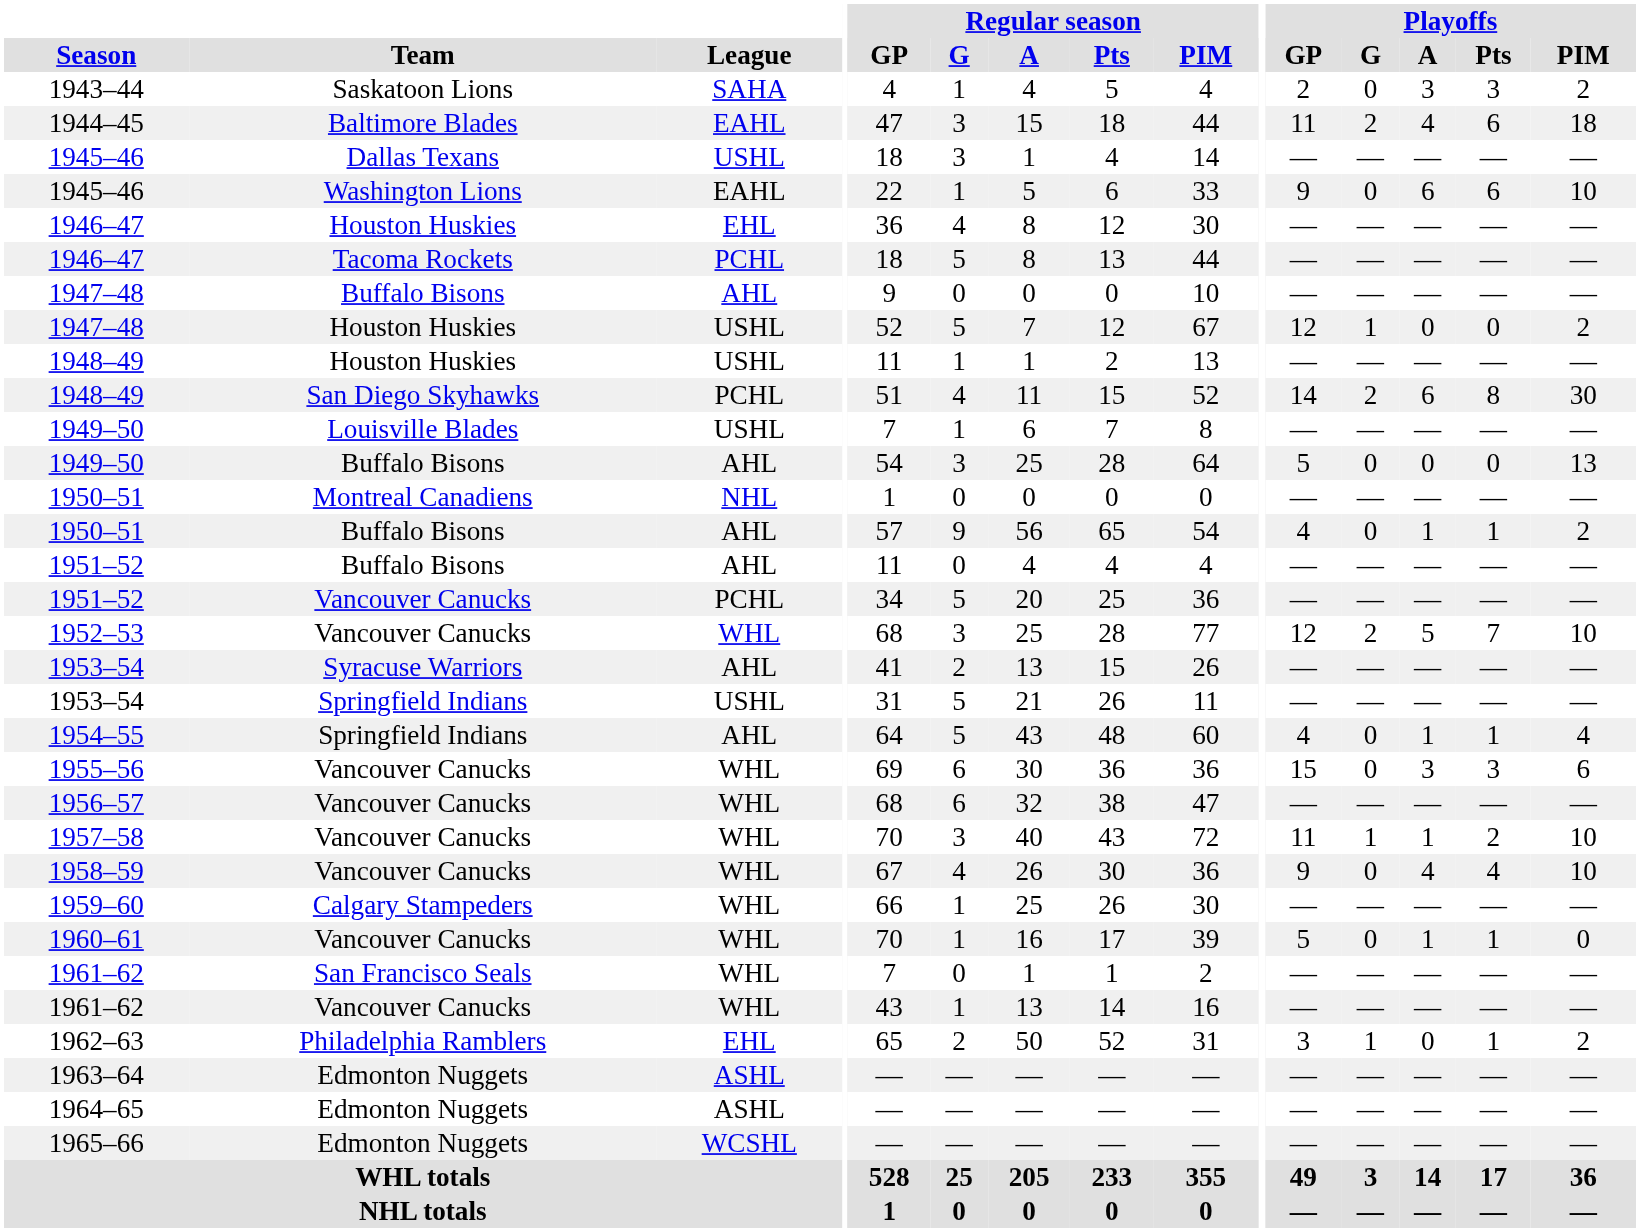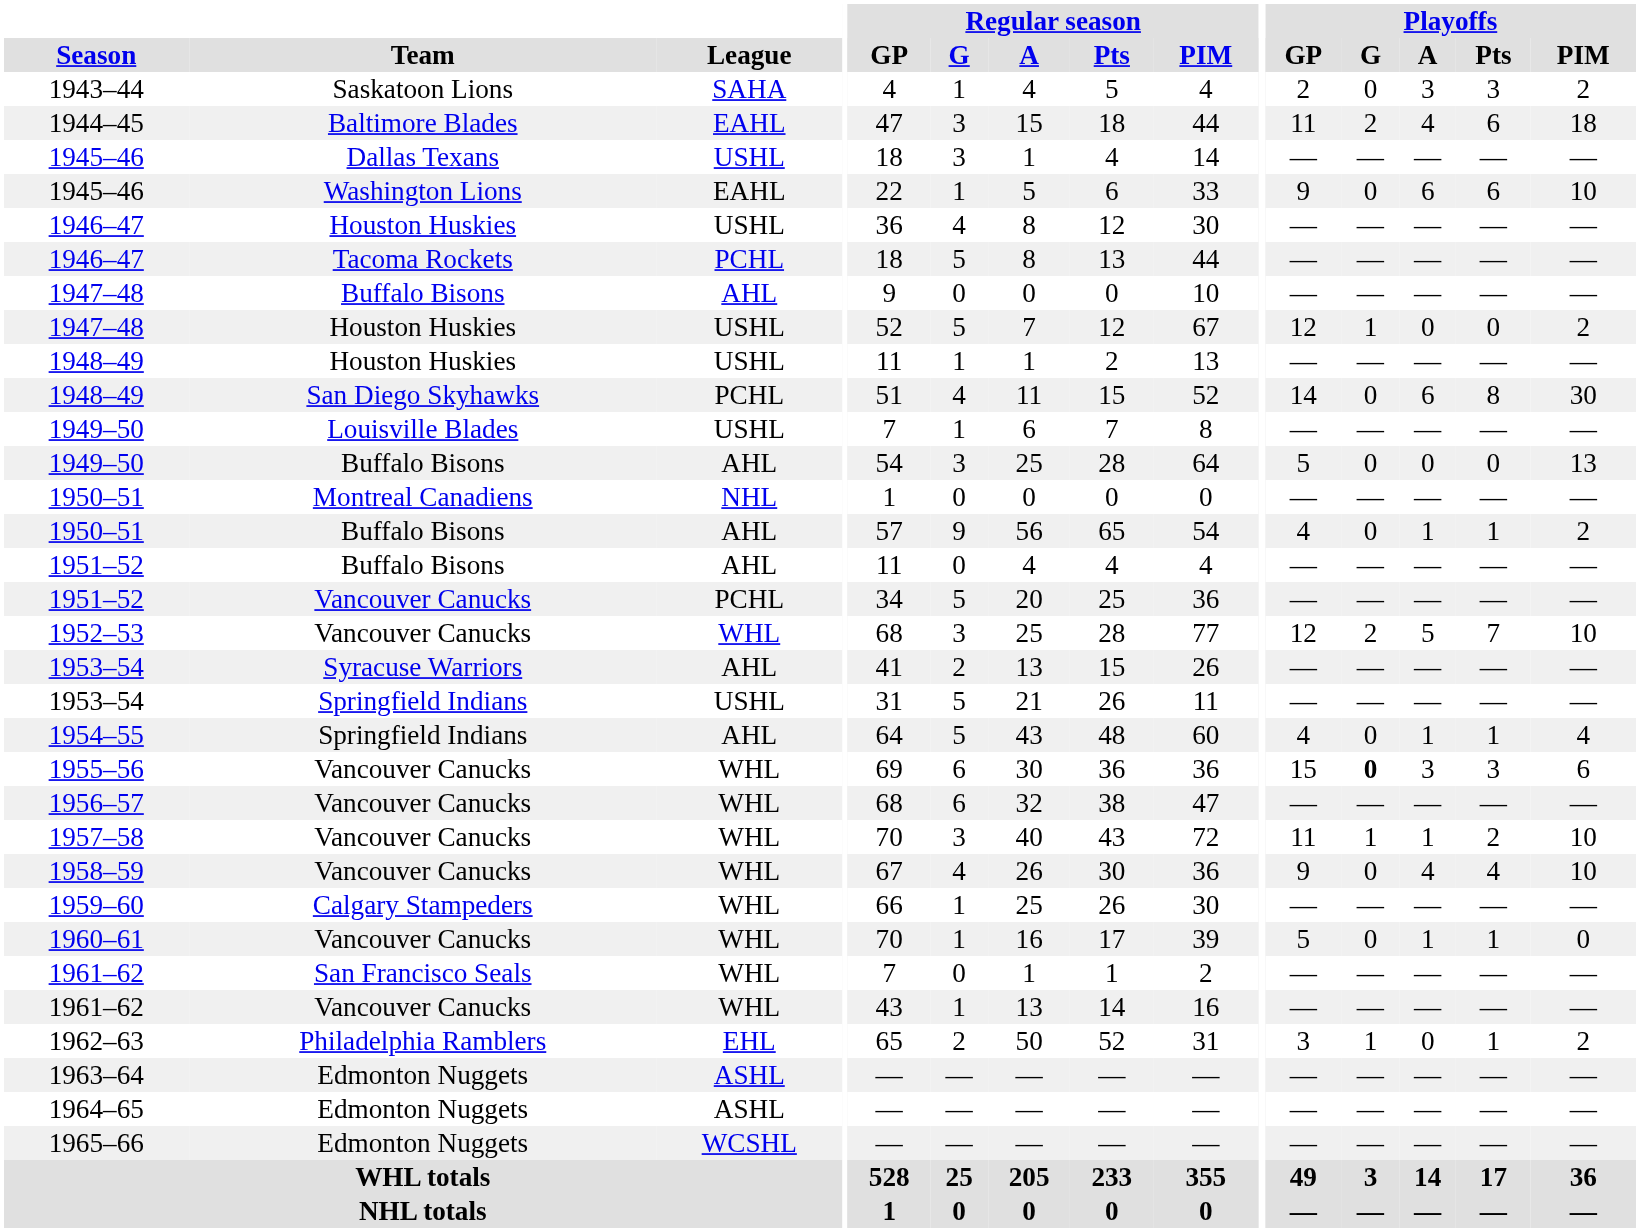(749, 224) EHL -> (749, 224) USHL
(1370, 394) 2 -> (1370, 394) 0
(1370, 768) normal -> (1370, 768) bold
